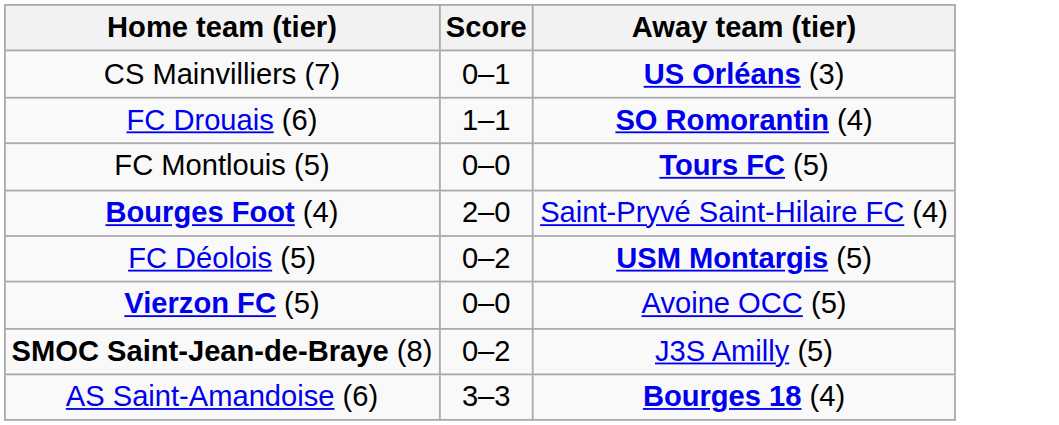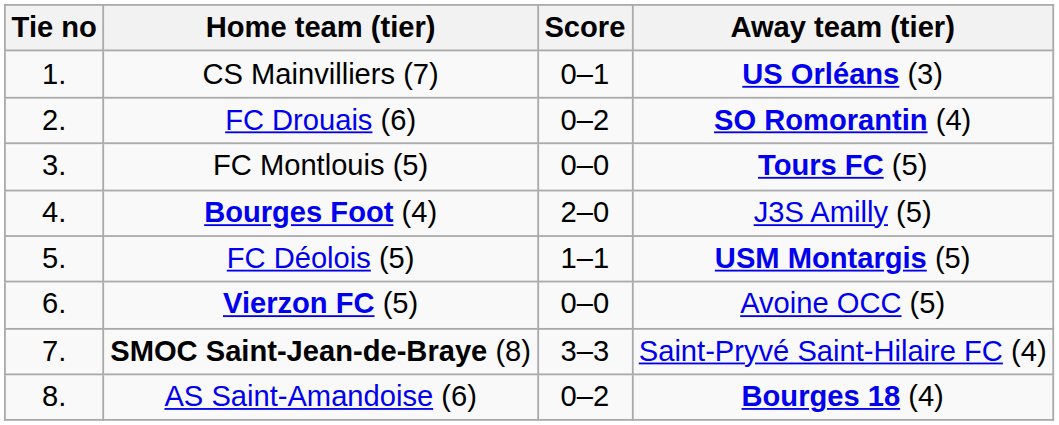+ column: (54, 27)
(486, 119) 1–1 -> (585, 119) 0–2
(744, 212) Saint-Pryvé Saint-Hilaire FC (4) -> (843, 212) J3S Amilly (5)
(486, 258) 0–2 -> (585, 258) 1–1
(486, 350) 0–2 -> (585, 350) 3–3
(744, 350) J3S Amilly (5) -> (843, 350) Saint-Pryvé Saint-Hilaire FC (4)
(486, 397) 3–3 -> (585, 397) 0–2
